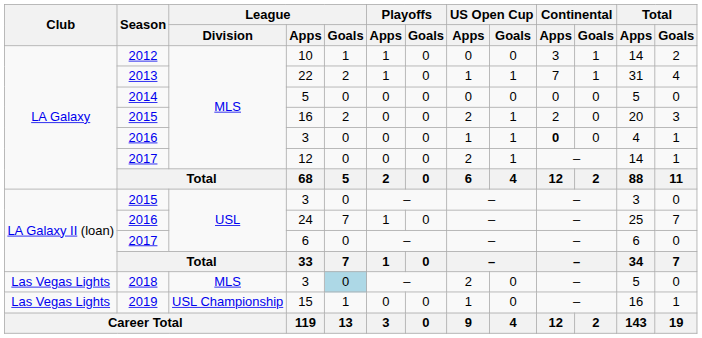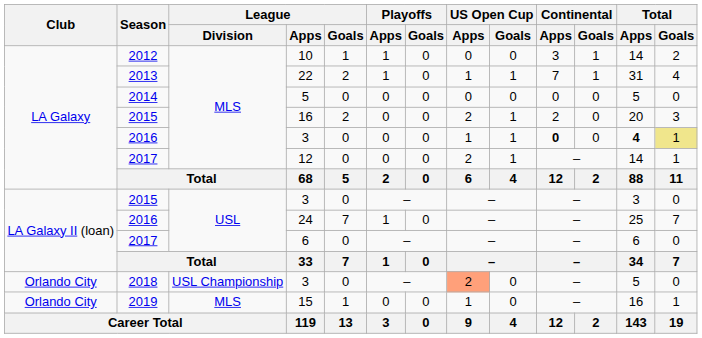(636, 138) normal -> (636, 138) bold
(676, 138) no background -> (676, 138) khaki background
(61, 281) Las Vegas Lights -> (61, 281) Orlando City
(228, 281) MLS -> (228, 281) USL Championship
(346, 281) lightblue background -> (346, 281) no background
(468, 281) no background -> (468, 281) lightsalmon background
(61, 302) Las Vegas Lights -> (61, 302) Orlando City
(228, 302) USL Championship -> (228, 302) MLS
